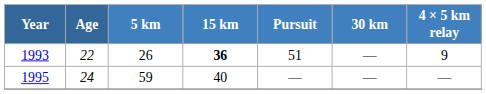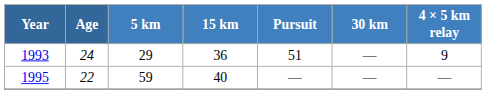(87, 55) 22 -> (87, 55) 24
(146, 55) 26 -> (146, 55) 29
(220, 55) bold -> (220, 55) normal
(87, 78) 24 -> (87, 78) 22
